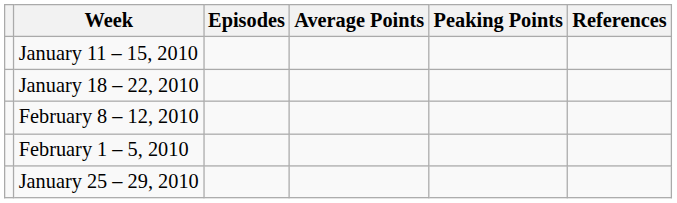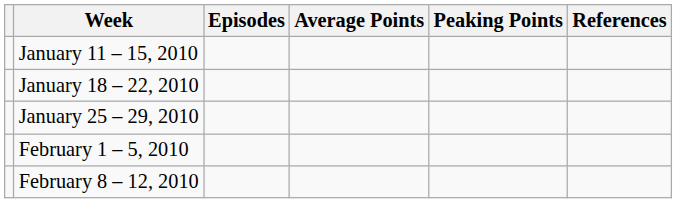rows swapped: (109, 181) <-> (109, 117)
